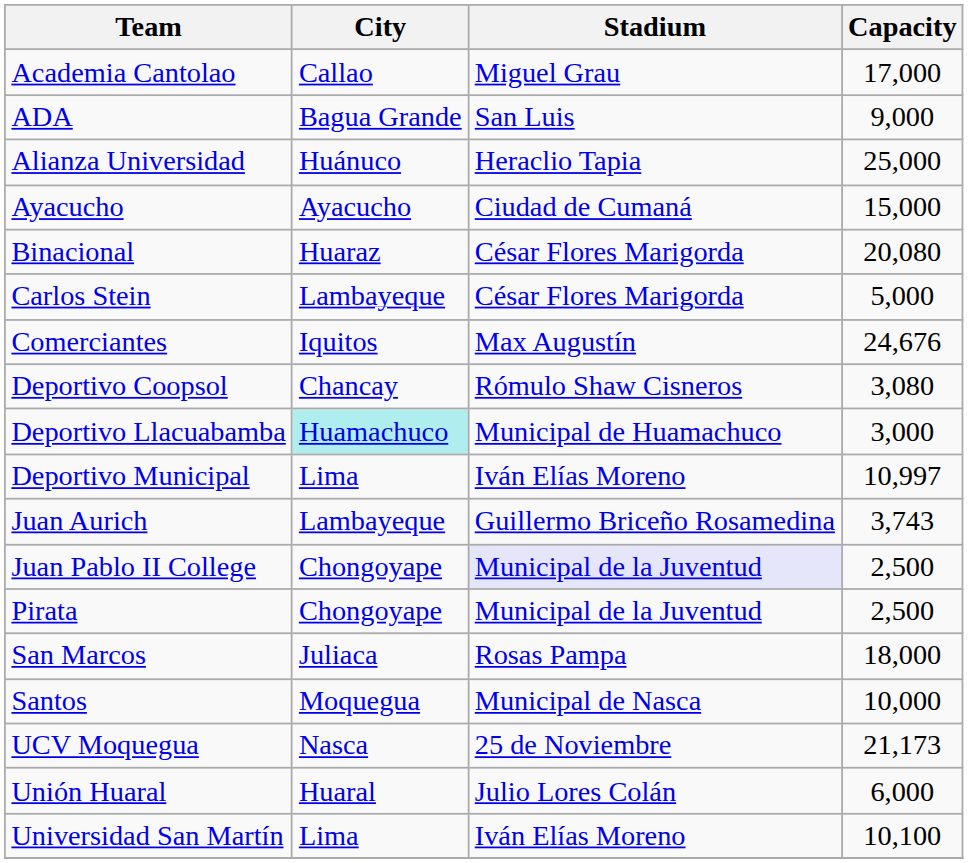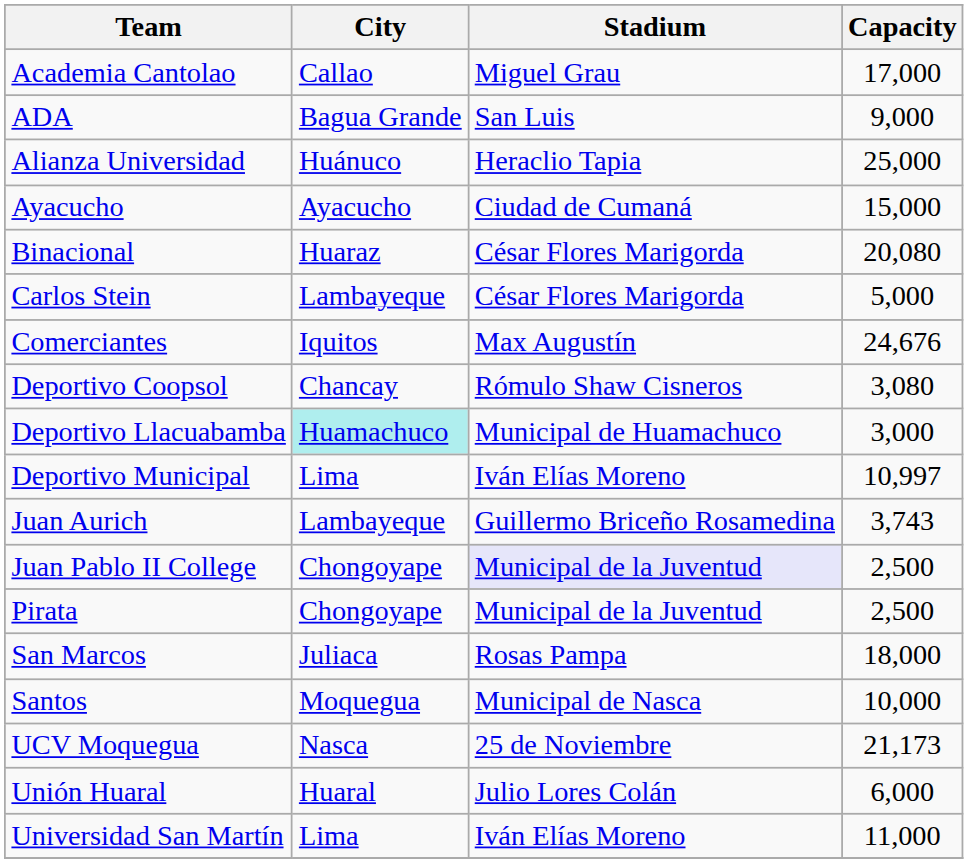(902, 835) 10,100 -> (902, 835) 11,000
